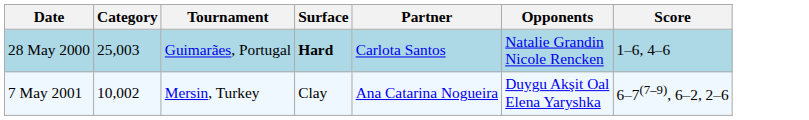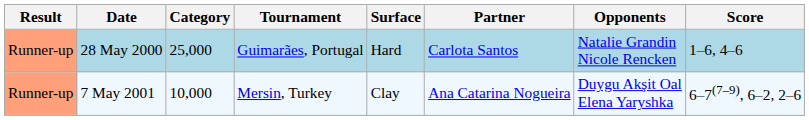+ column: (41, 16)
(118, 50) 25,003 -> (191, 50) 25,000
(316, 50) bold -> (386, 50) normal
(118, 93) 10,002 -> (191, 93) 10,000
